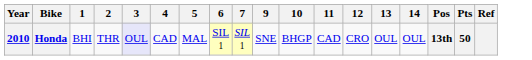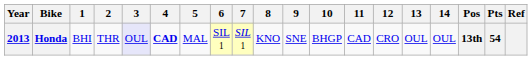+ column: (268, 14)
(18, 39) 2010 -> (18, 39) 2013
(165, 39) normal -> (165, 39) bold
(465, 39) 50 -> (495, 39) 54
